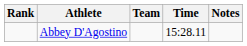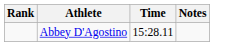- column: (146, 13)
